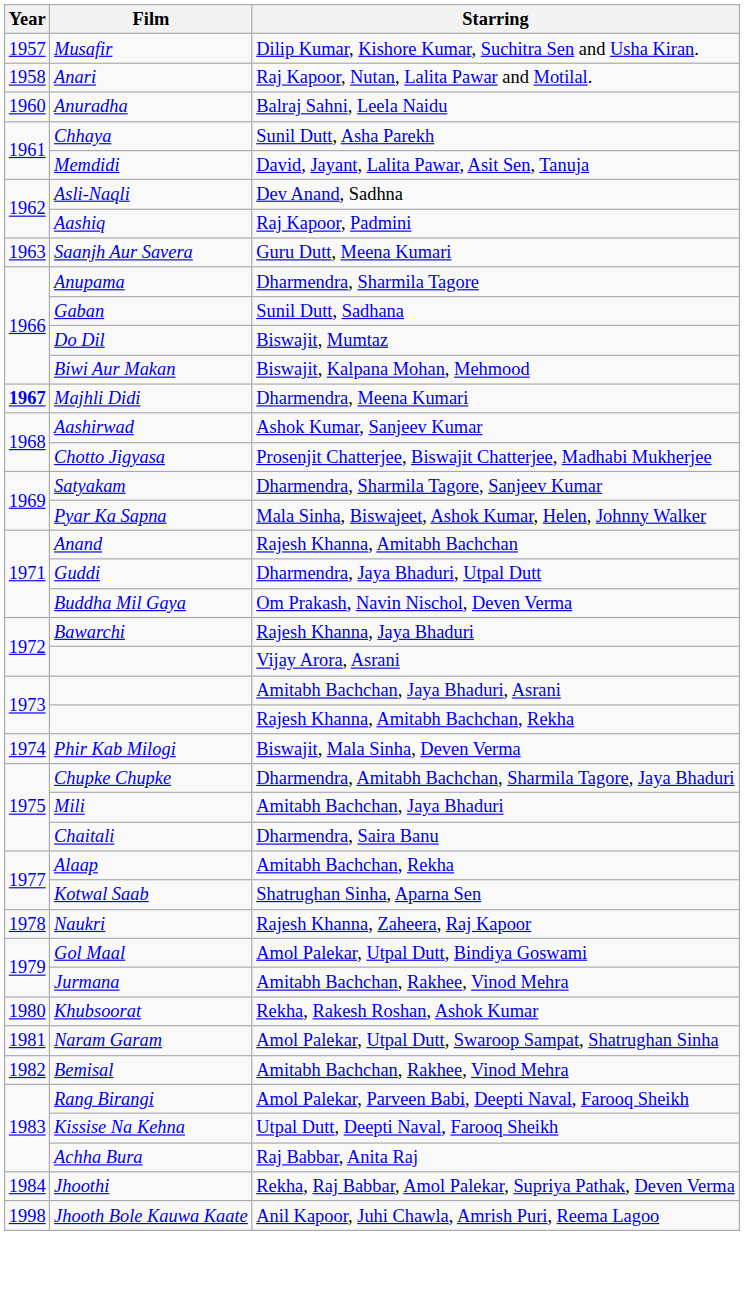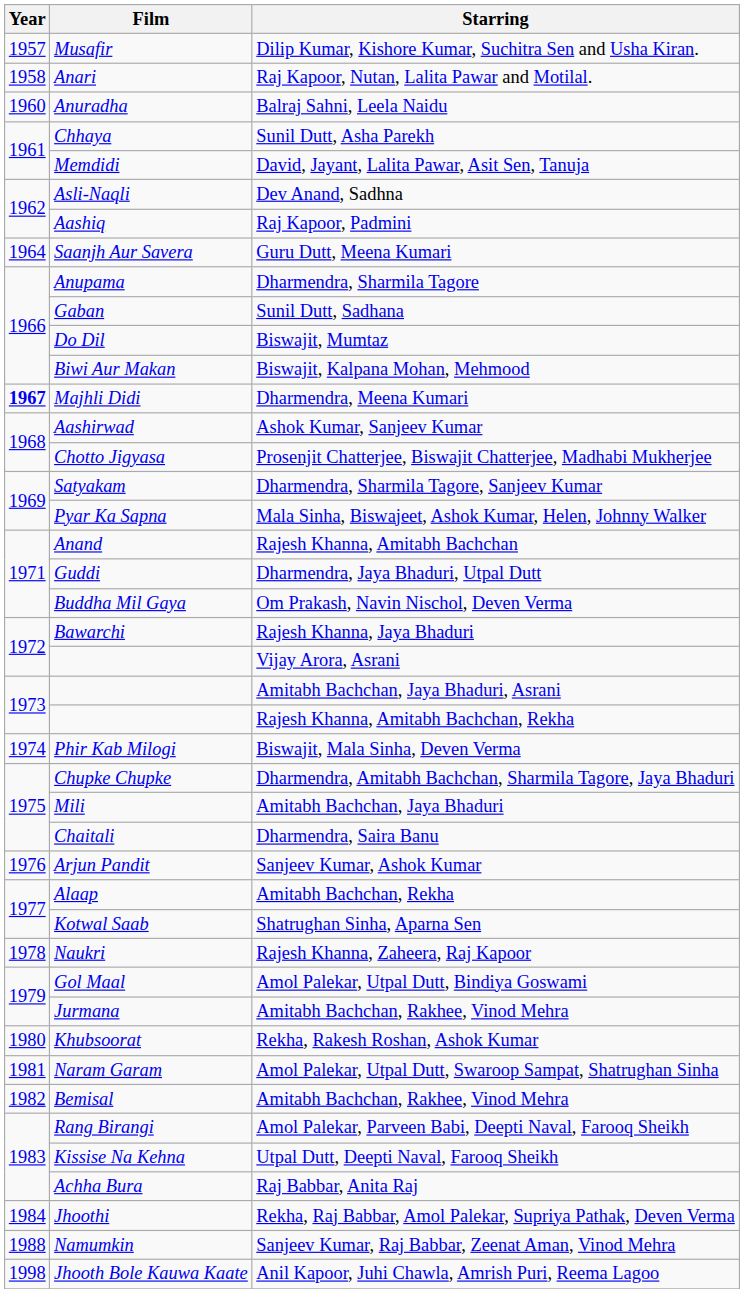(27, 252) 1963 -> (27, 252) 1964
+ row: (102, 865)
+ row: (94, 1244)
